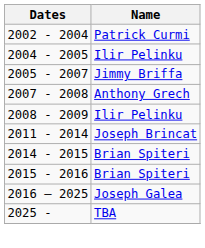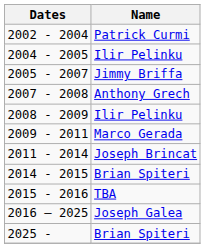+ row: (48, 134)
(142, 174) Brian Spiteri -> (105, 194) TBA
(105, 214) TBA -> (142, 234) Brian Spiteri
